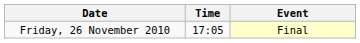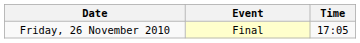columns swapped: (208, 13) <-> (293, 13)
